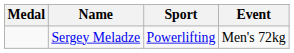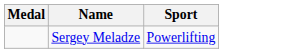- column: (254, 15)
